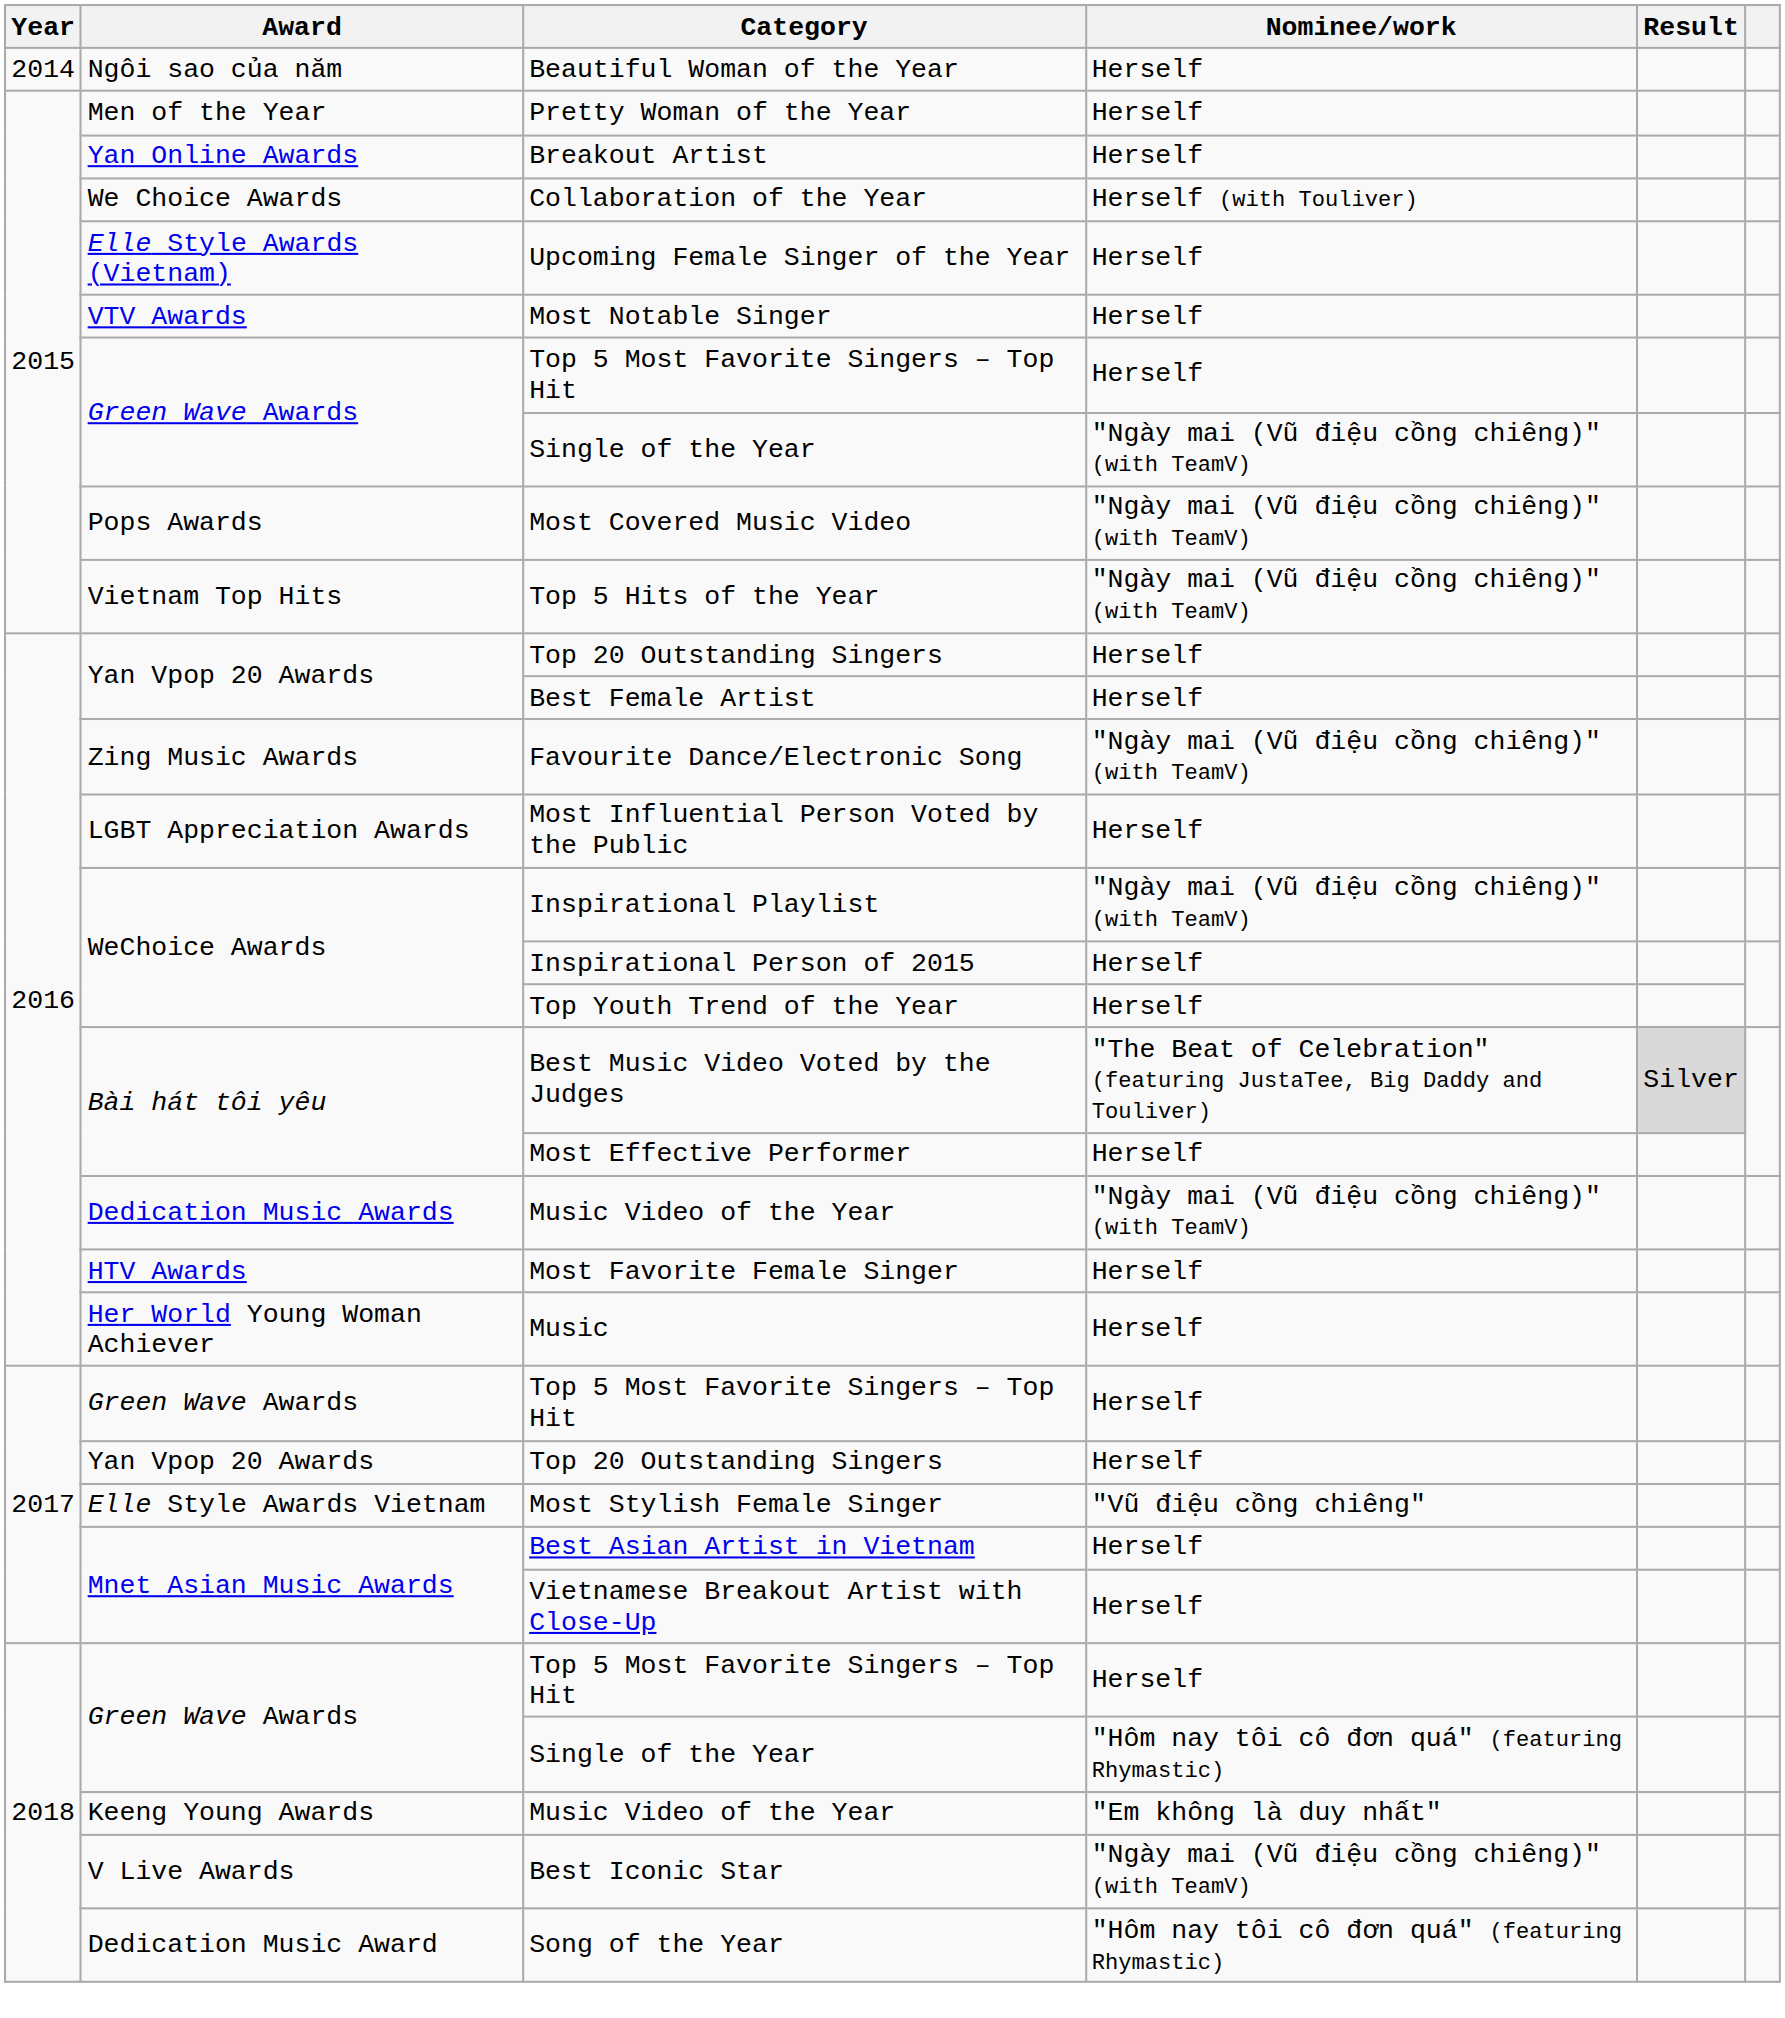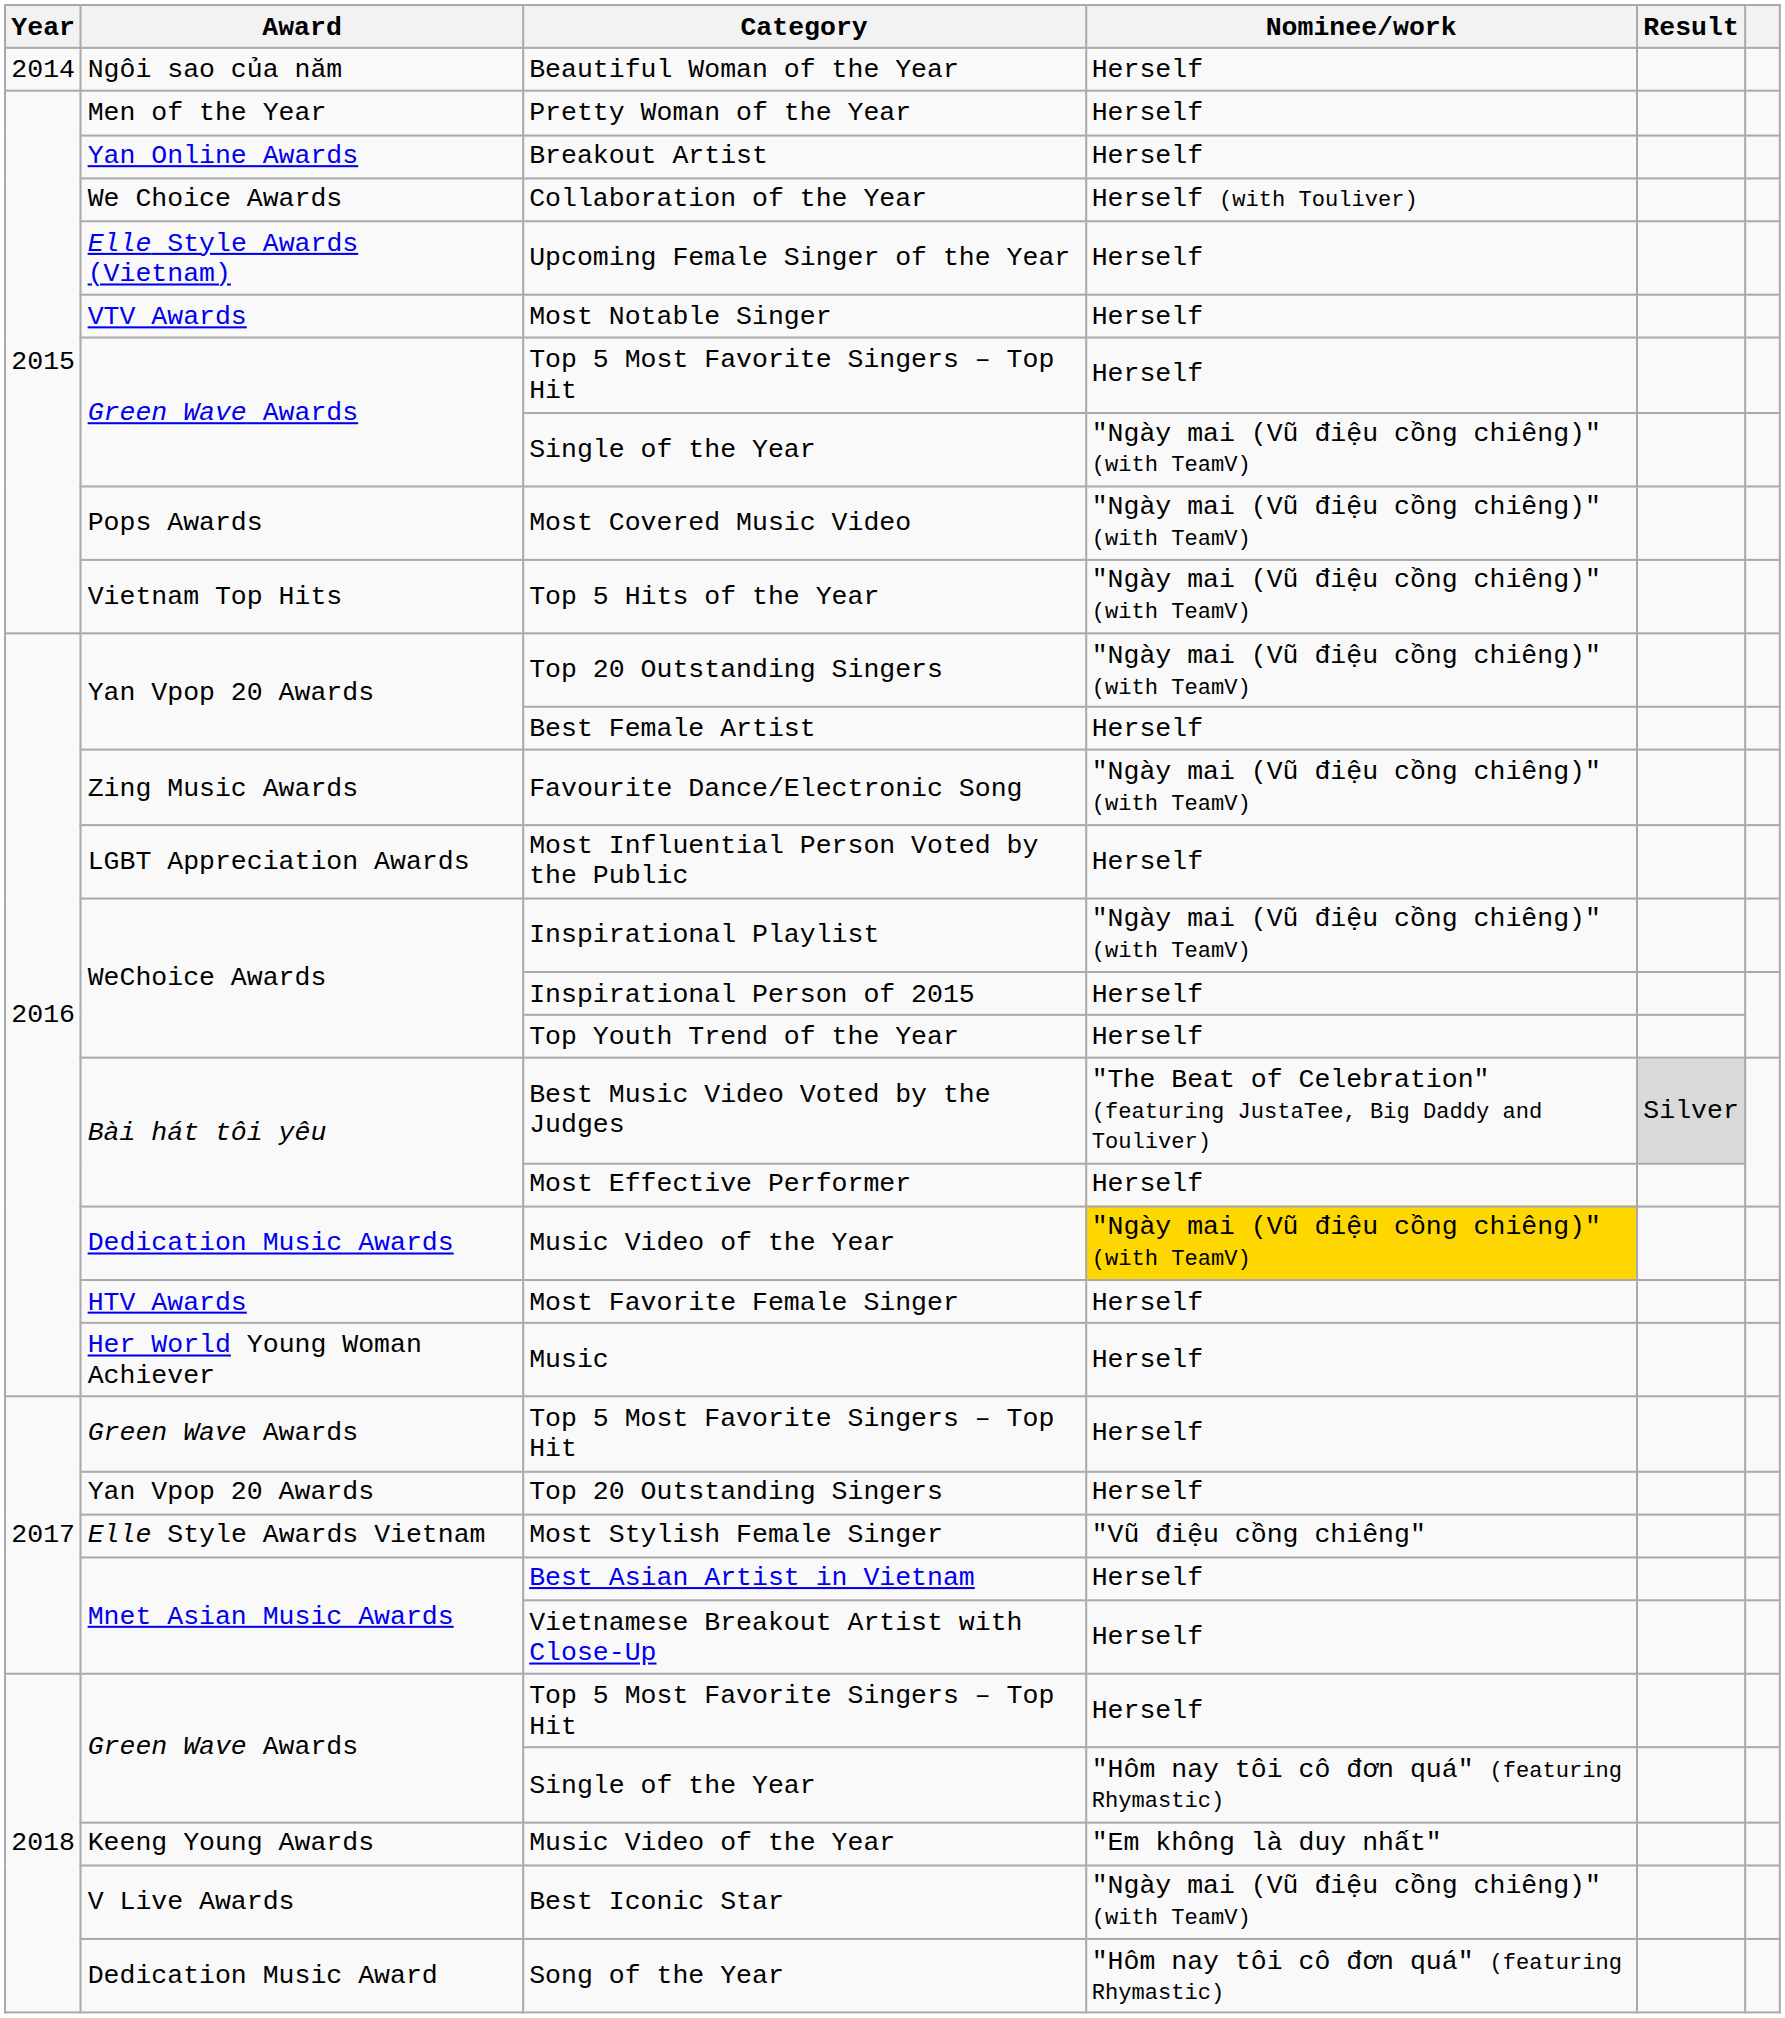(1147, 655) Herself -> (1346, 669) "Ngày mai (Vũ điệu cồng chiêng)" (with TeamV)
(1346, 1211) no background -> (1346, 1242) gold background
